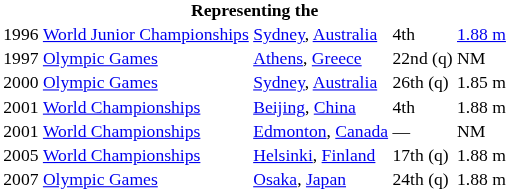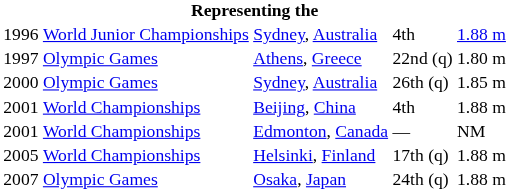(471, 58) NM -> (481, 58) 1.80 m
